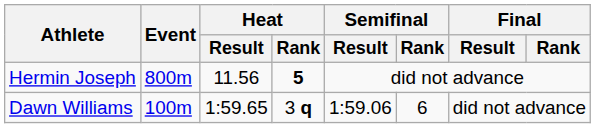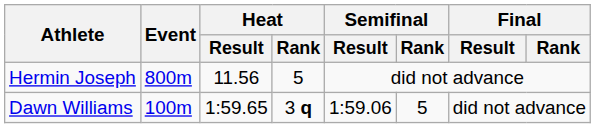(298, 78) bold -> (298, 78) normal
(422, 108) 6 -> (422, 108) 5
